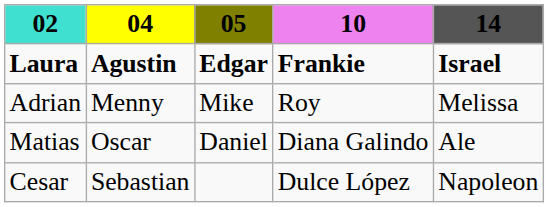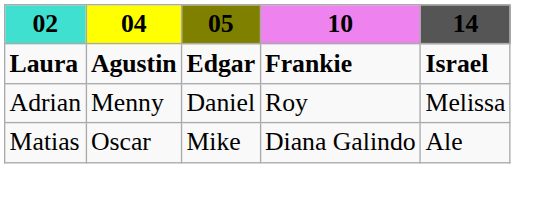(226, 102) Mike -> (221, 102) Daniel
(234, 142) Daniel -> (214, 142) Mike
- row: (39, 181)
